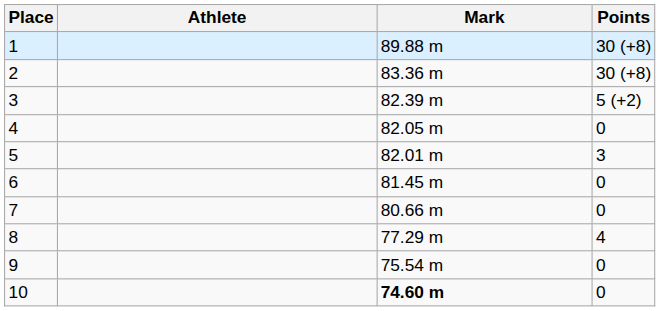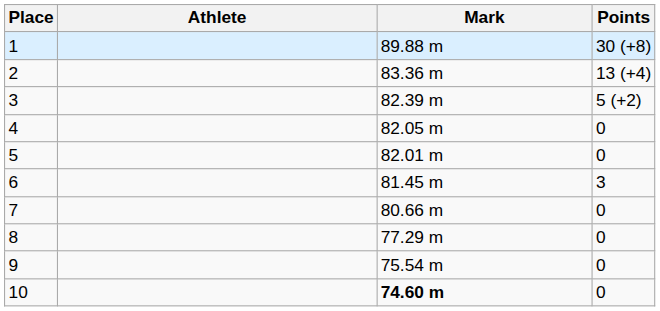(624, 73) 30 (+8) -> (624, 73) 13 (+4)
(601, 155) 3 -> (601, 155) 0
(601, 182) 0 -> (601, 182) 3
(601, 237) 4 -> (601, 237) 0
